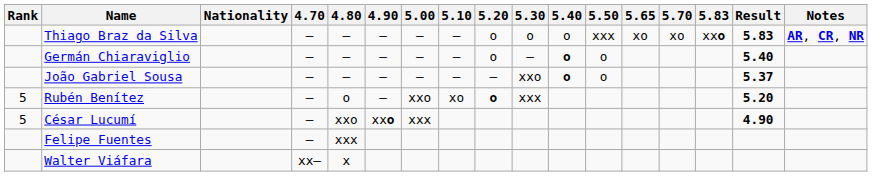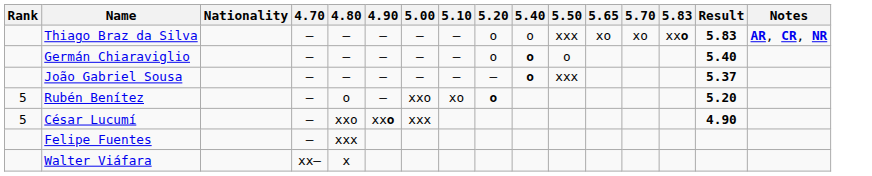- column: (530, 15)
(604, 77) o -> (567, 77) xxx
